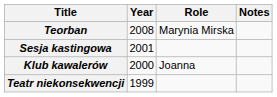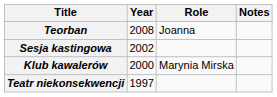(196, 30) Marynia Mirska -> (177, 30) Joanna
(142, 48) 2001 -> (142, 48) 2002
(177, 65) Joanna -> (196, 65) Marynia Mirska
(142, 83) 1999 -> (142, 83) 1997
